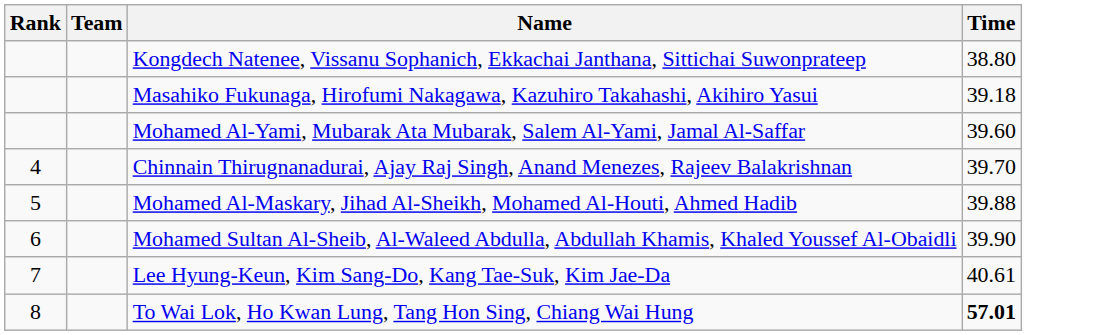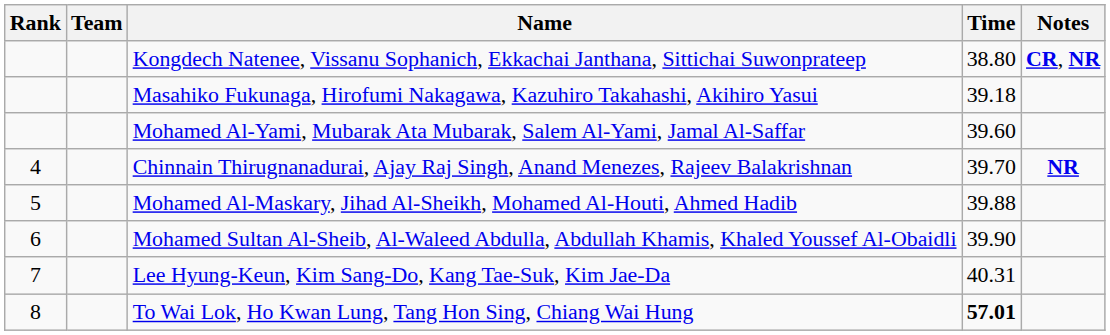+ column: (1063, 22)
(991, 275) 40.61 -> (991, 275) 40.31
